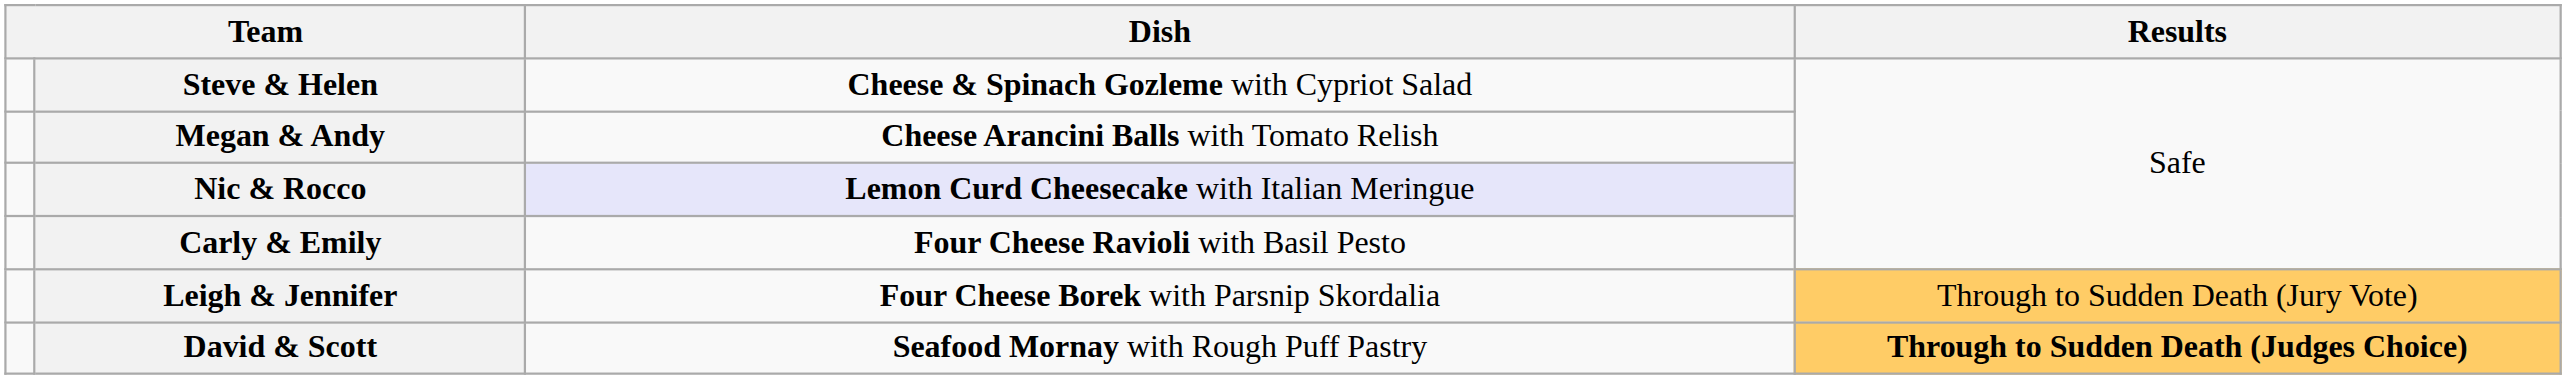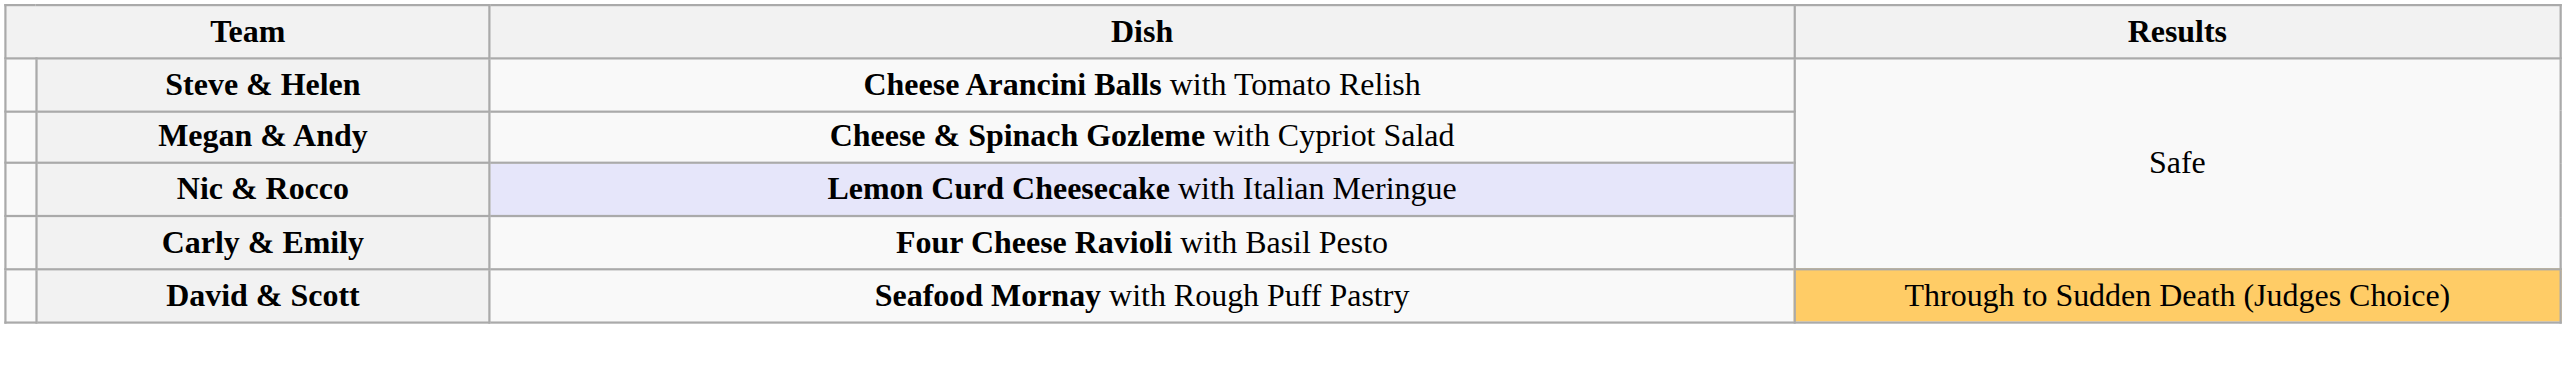(1160, 83) Cheese & Spinach Gozleme with Cypriot Salad -> (1142, 83) Cheese Arancini Balls with Tomato Relish
(1160, 136) Cheese Arancini Balls with Tomato Relish -> (1142, 136) Cheese & Spinach Gozleme with Cypriot Salad
- row: (280, 294)
(2177, 347) bold -> (2177, 294) normal
